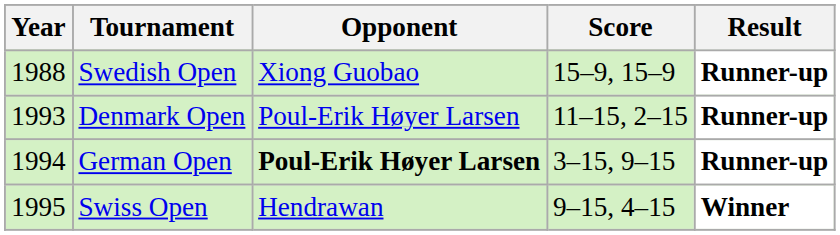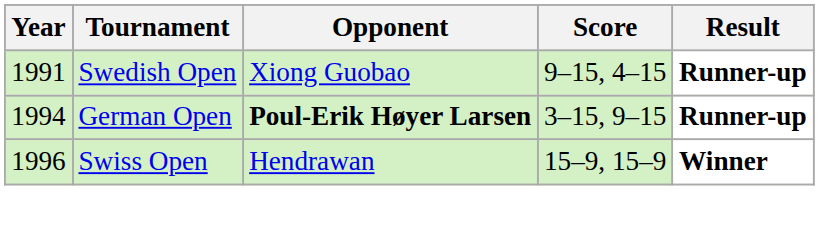(39, 72) 1988 -> (39, 72) 1991
(614, 72) 15–9, 15–9 -> (605, 72) 9–15, 4–15
- row: (162, 117)
(39, 206) 1995 -> (39, 161) 1996
(614, 206) 9–15, 4–15 -> (605, 161) 15–9, 15–9
